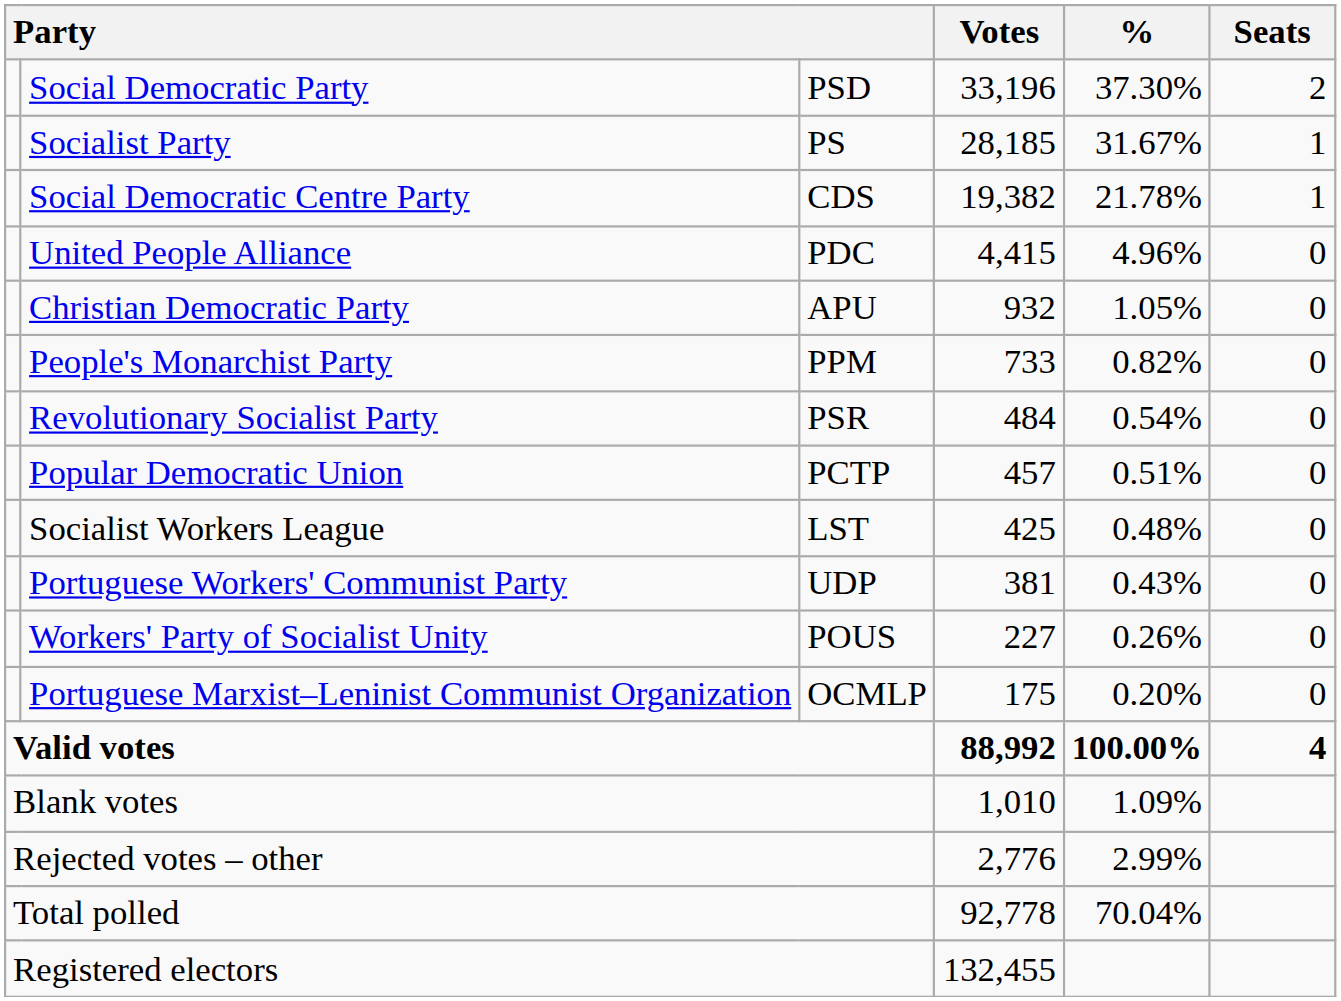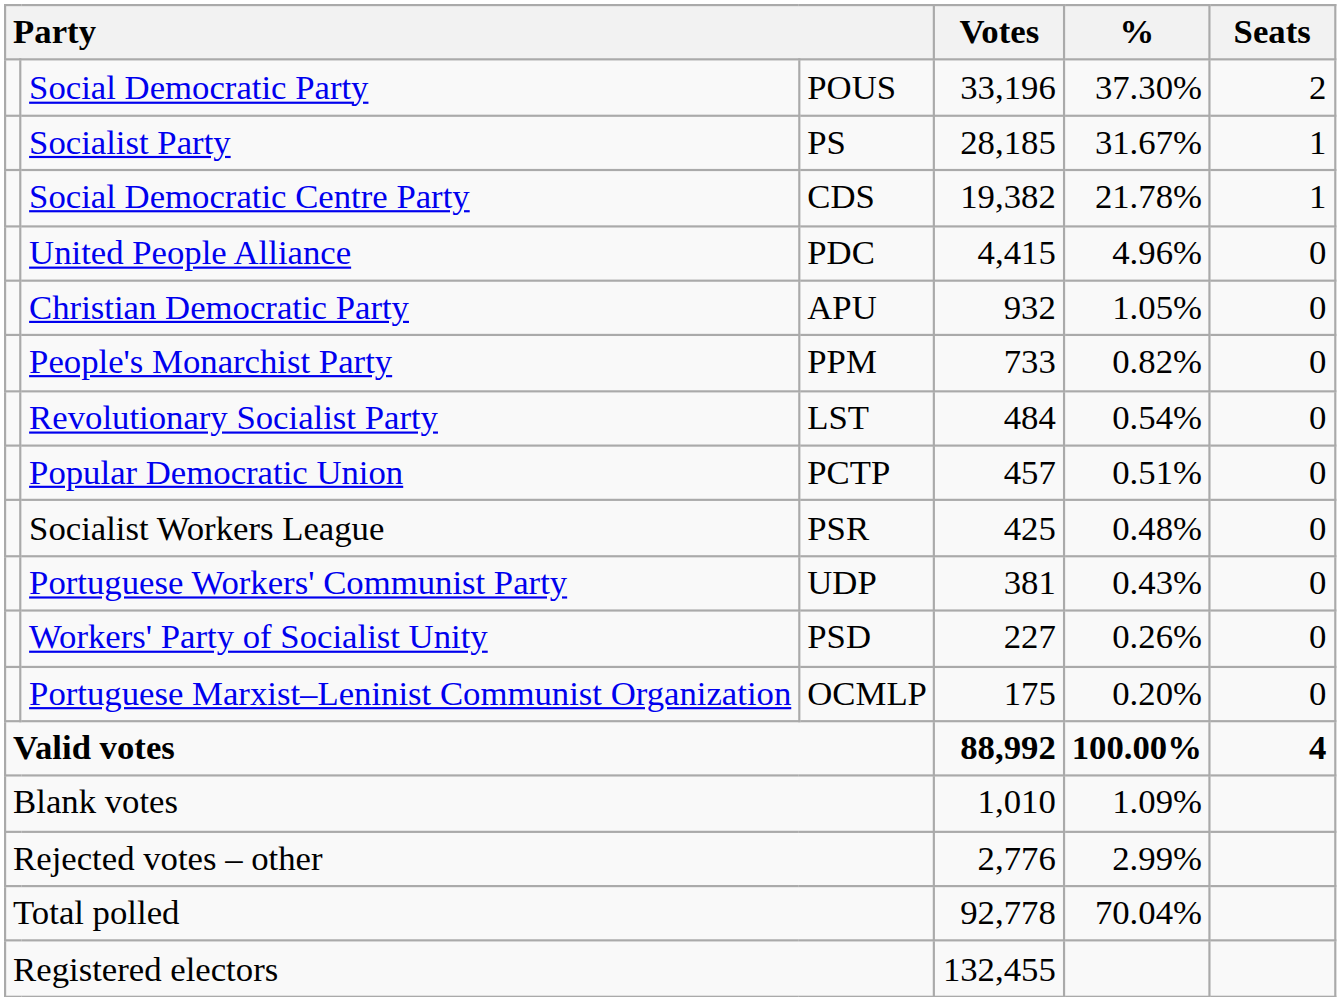(839, 87) PSD -> (852, 87) POUS
(838, 417) PSR -> (838, 417) LST
(838, 527) LST -> (838, 527) PSR
(852, 637) POUS -> (839, 637) PSD
